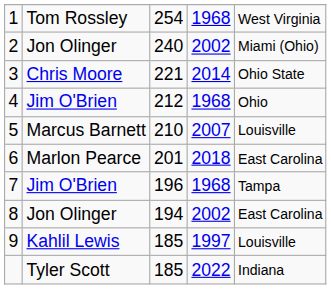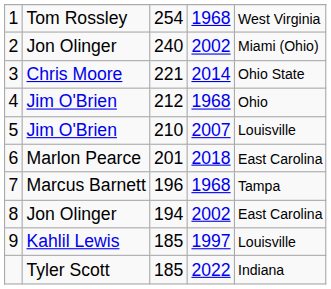(86, 130) Marcus Barnett -> (72, 130) Jim O'Brien
(72, 185) Jim O'Brien -> (86, 185) Marcus Barnett
